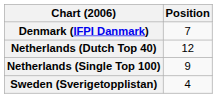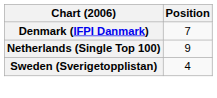- row: (84, 48)
